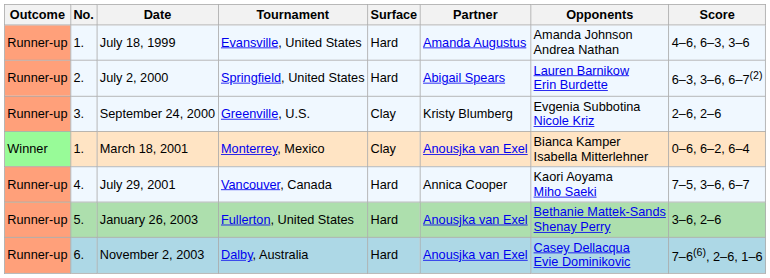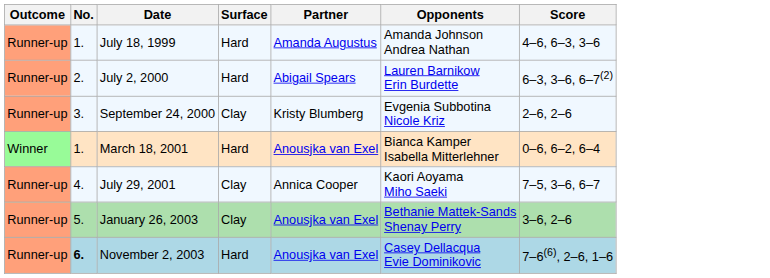- column: (293, 14)
(383, 148) Clay -> (235, 148) Hard
(384, 184) Hard -> (234, 184) Clay
(384, 219) Hard -> (234, 219) Clay
(79, 254) normal -> (79, 254) bold
